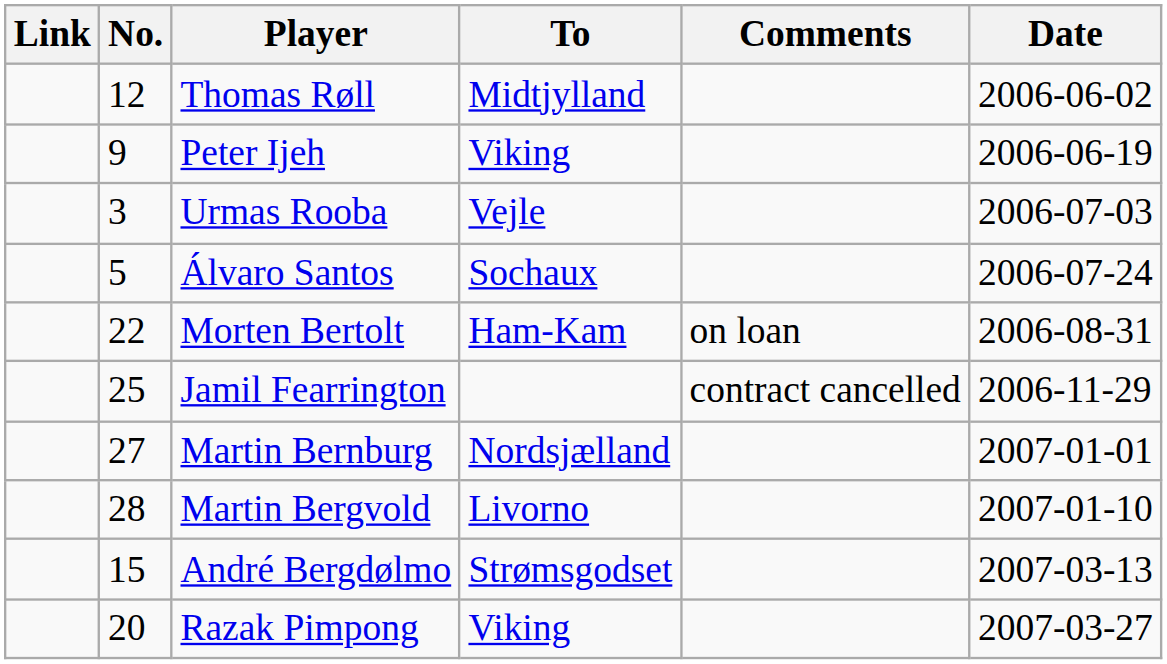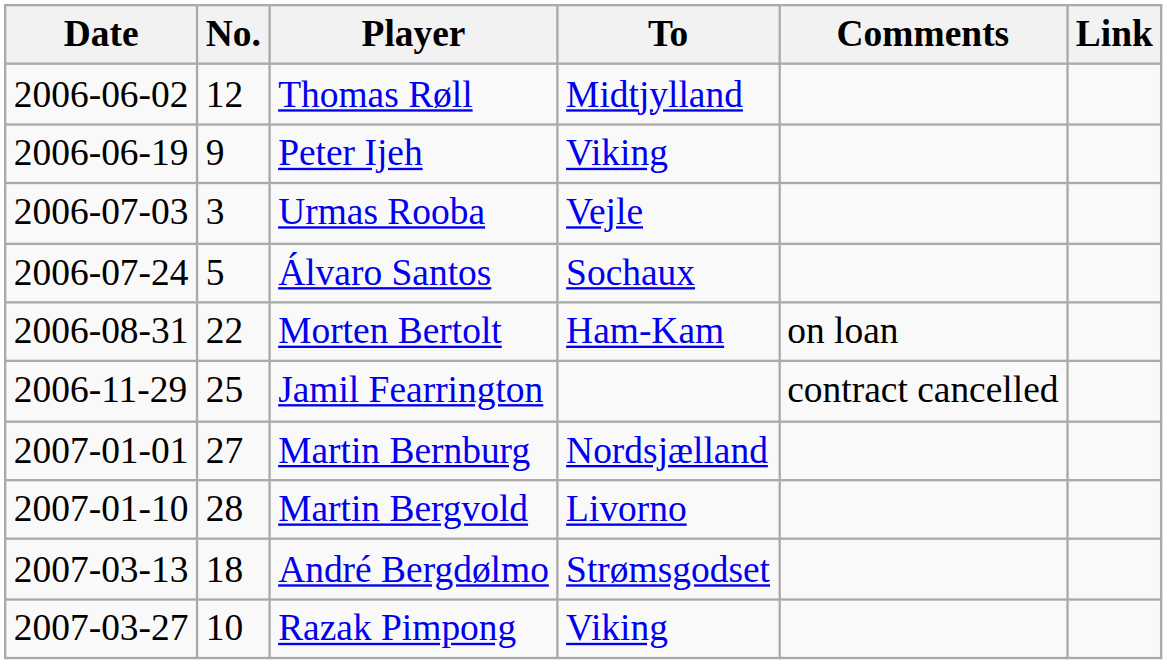columns swapped: (1065, 34) <-> (52, 34)
(127, 568) 15 -> (224, 568) 18
(127, 627) 20 -> (224, 627) 10
